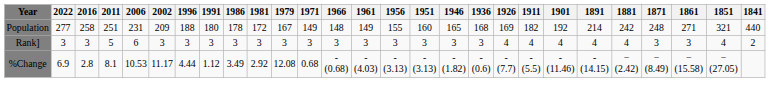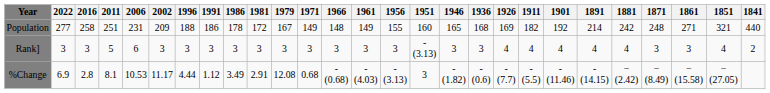(211, 27) 180 -> (211, 27) 186
(425, 43) 3 -> (425, 48) - (3.13)
(259, 64) 2.92 -> (259, 75) 2.91
(425, 64) - (3.13) -> (425, 75) 3
